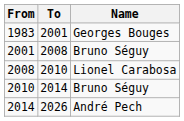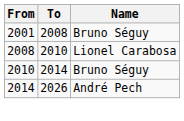- row: (21, 32)
